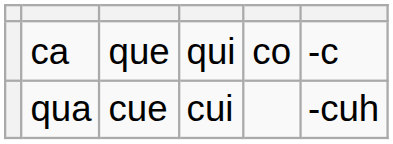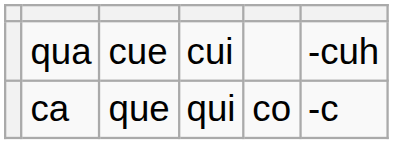rows swapped: (50, 50) <-> (61, 108)
